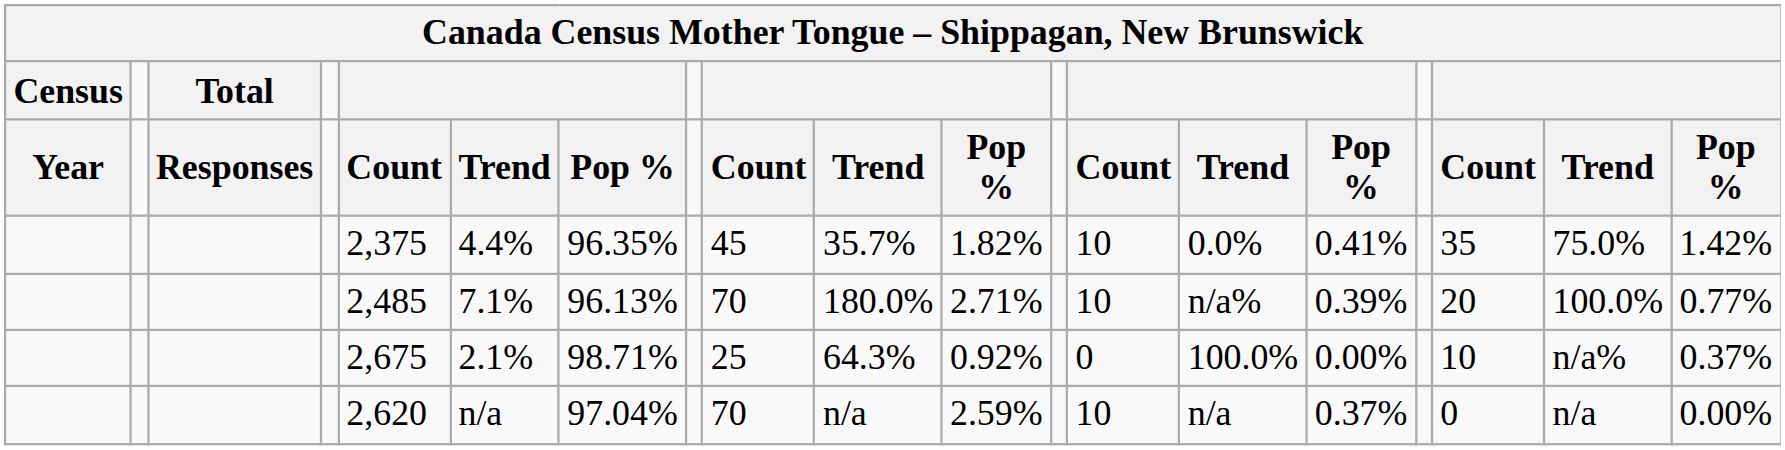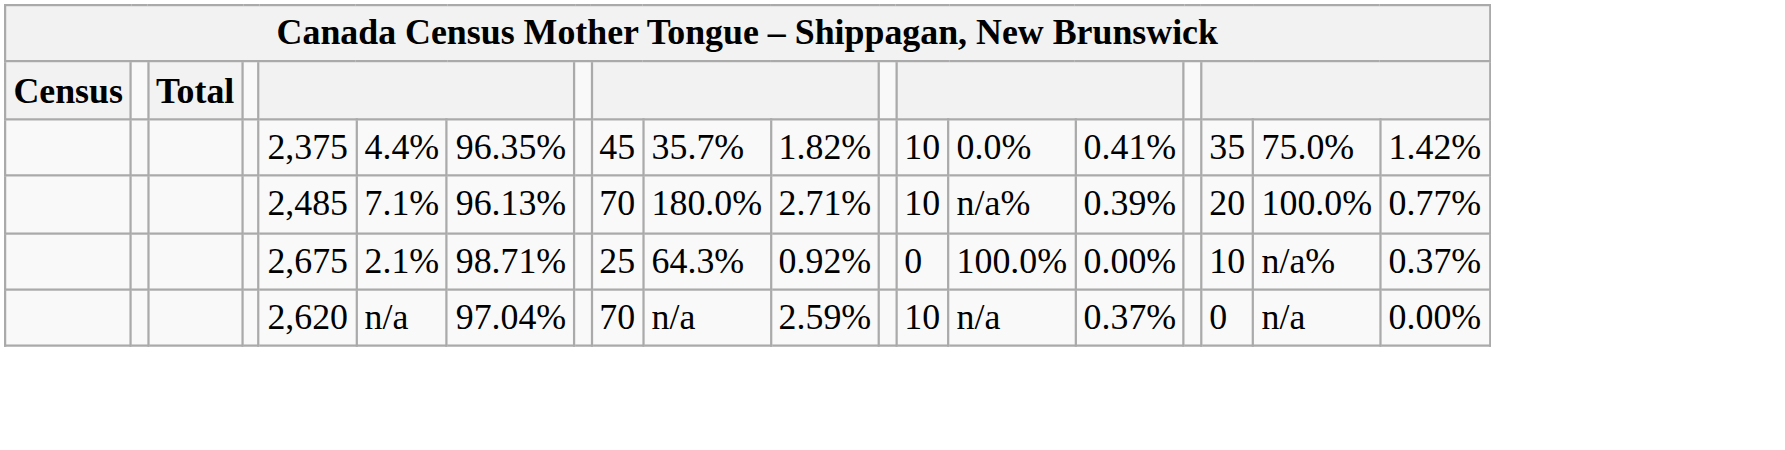- row: (68, 166)
